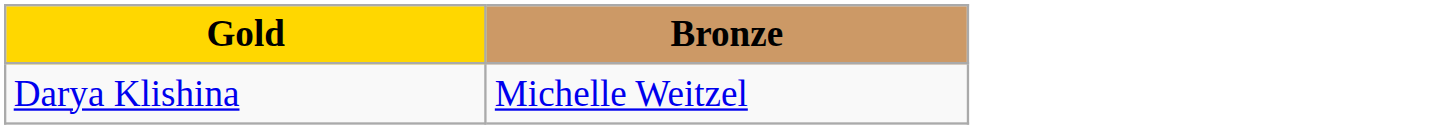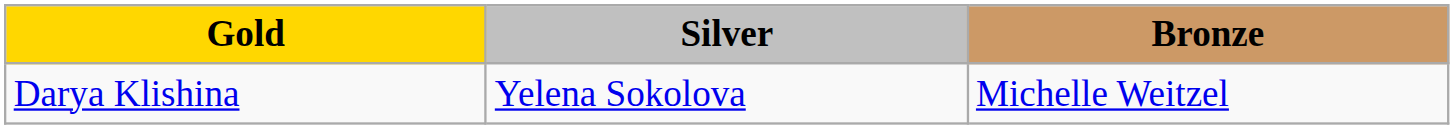+ column: (727, 33)
